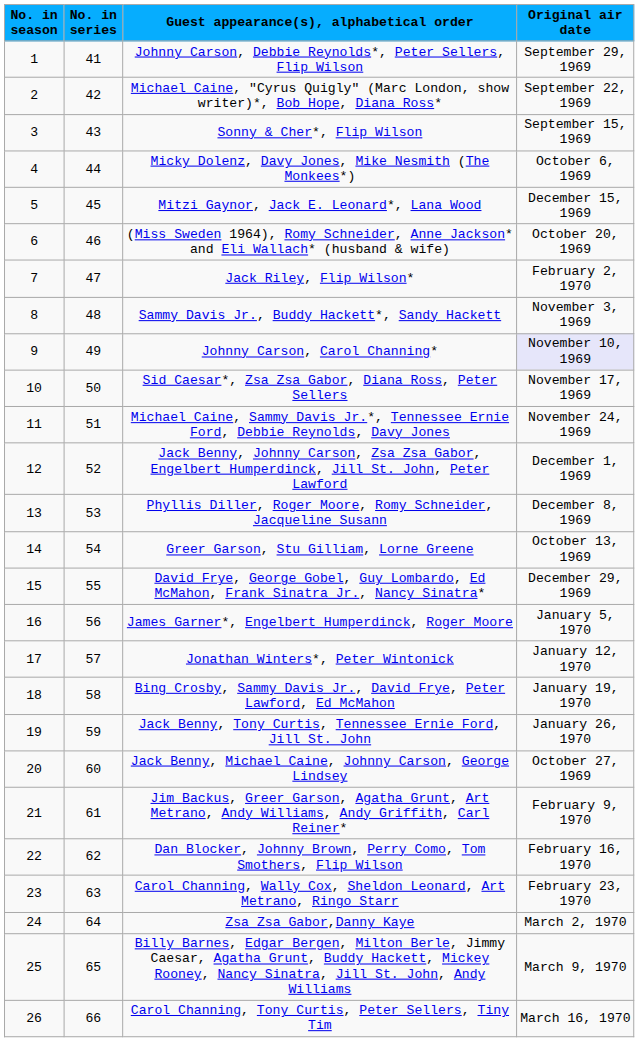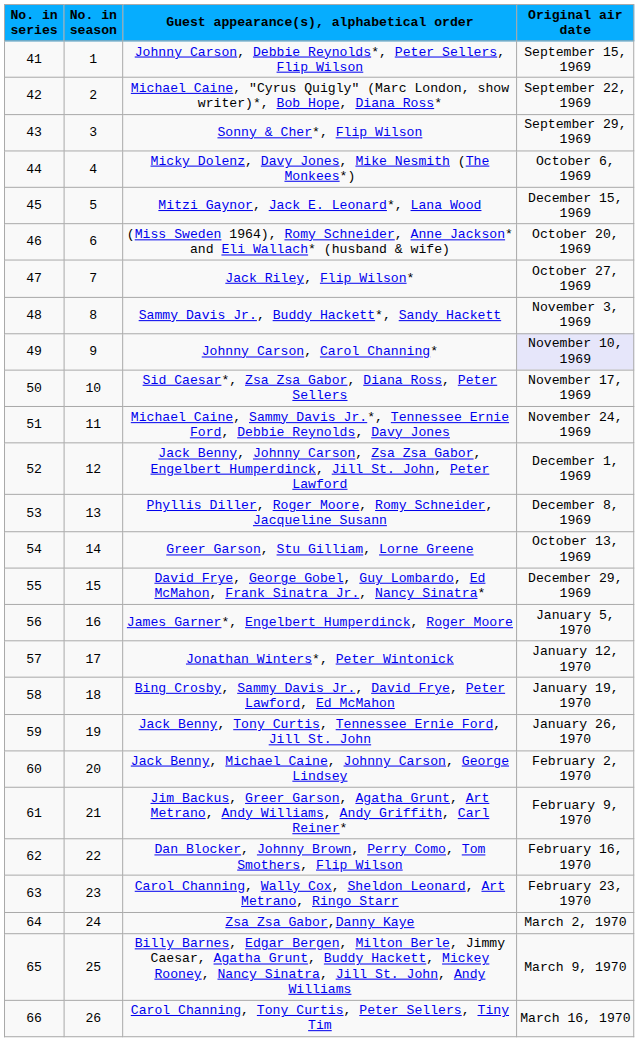columns swapped: (93, 23) <-> (34, 23)
(575, 59) September 29, 1969 -> (575, 59) September 15, 1969
(575, 132) September 15, 1969 -> (575, 132) September 29, 1969
(575, 279) February 2, 1970 -> (575, 279) October 27, 1969
(575, 769) October 27, 1969 -> (575, 769) February 2, 1970
